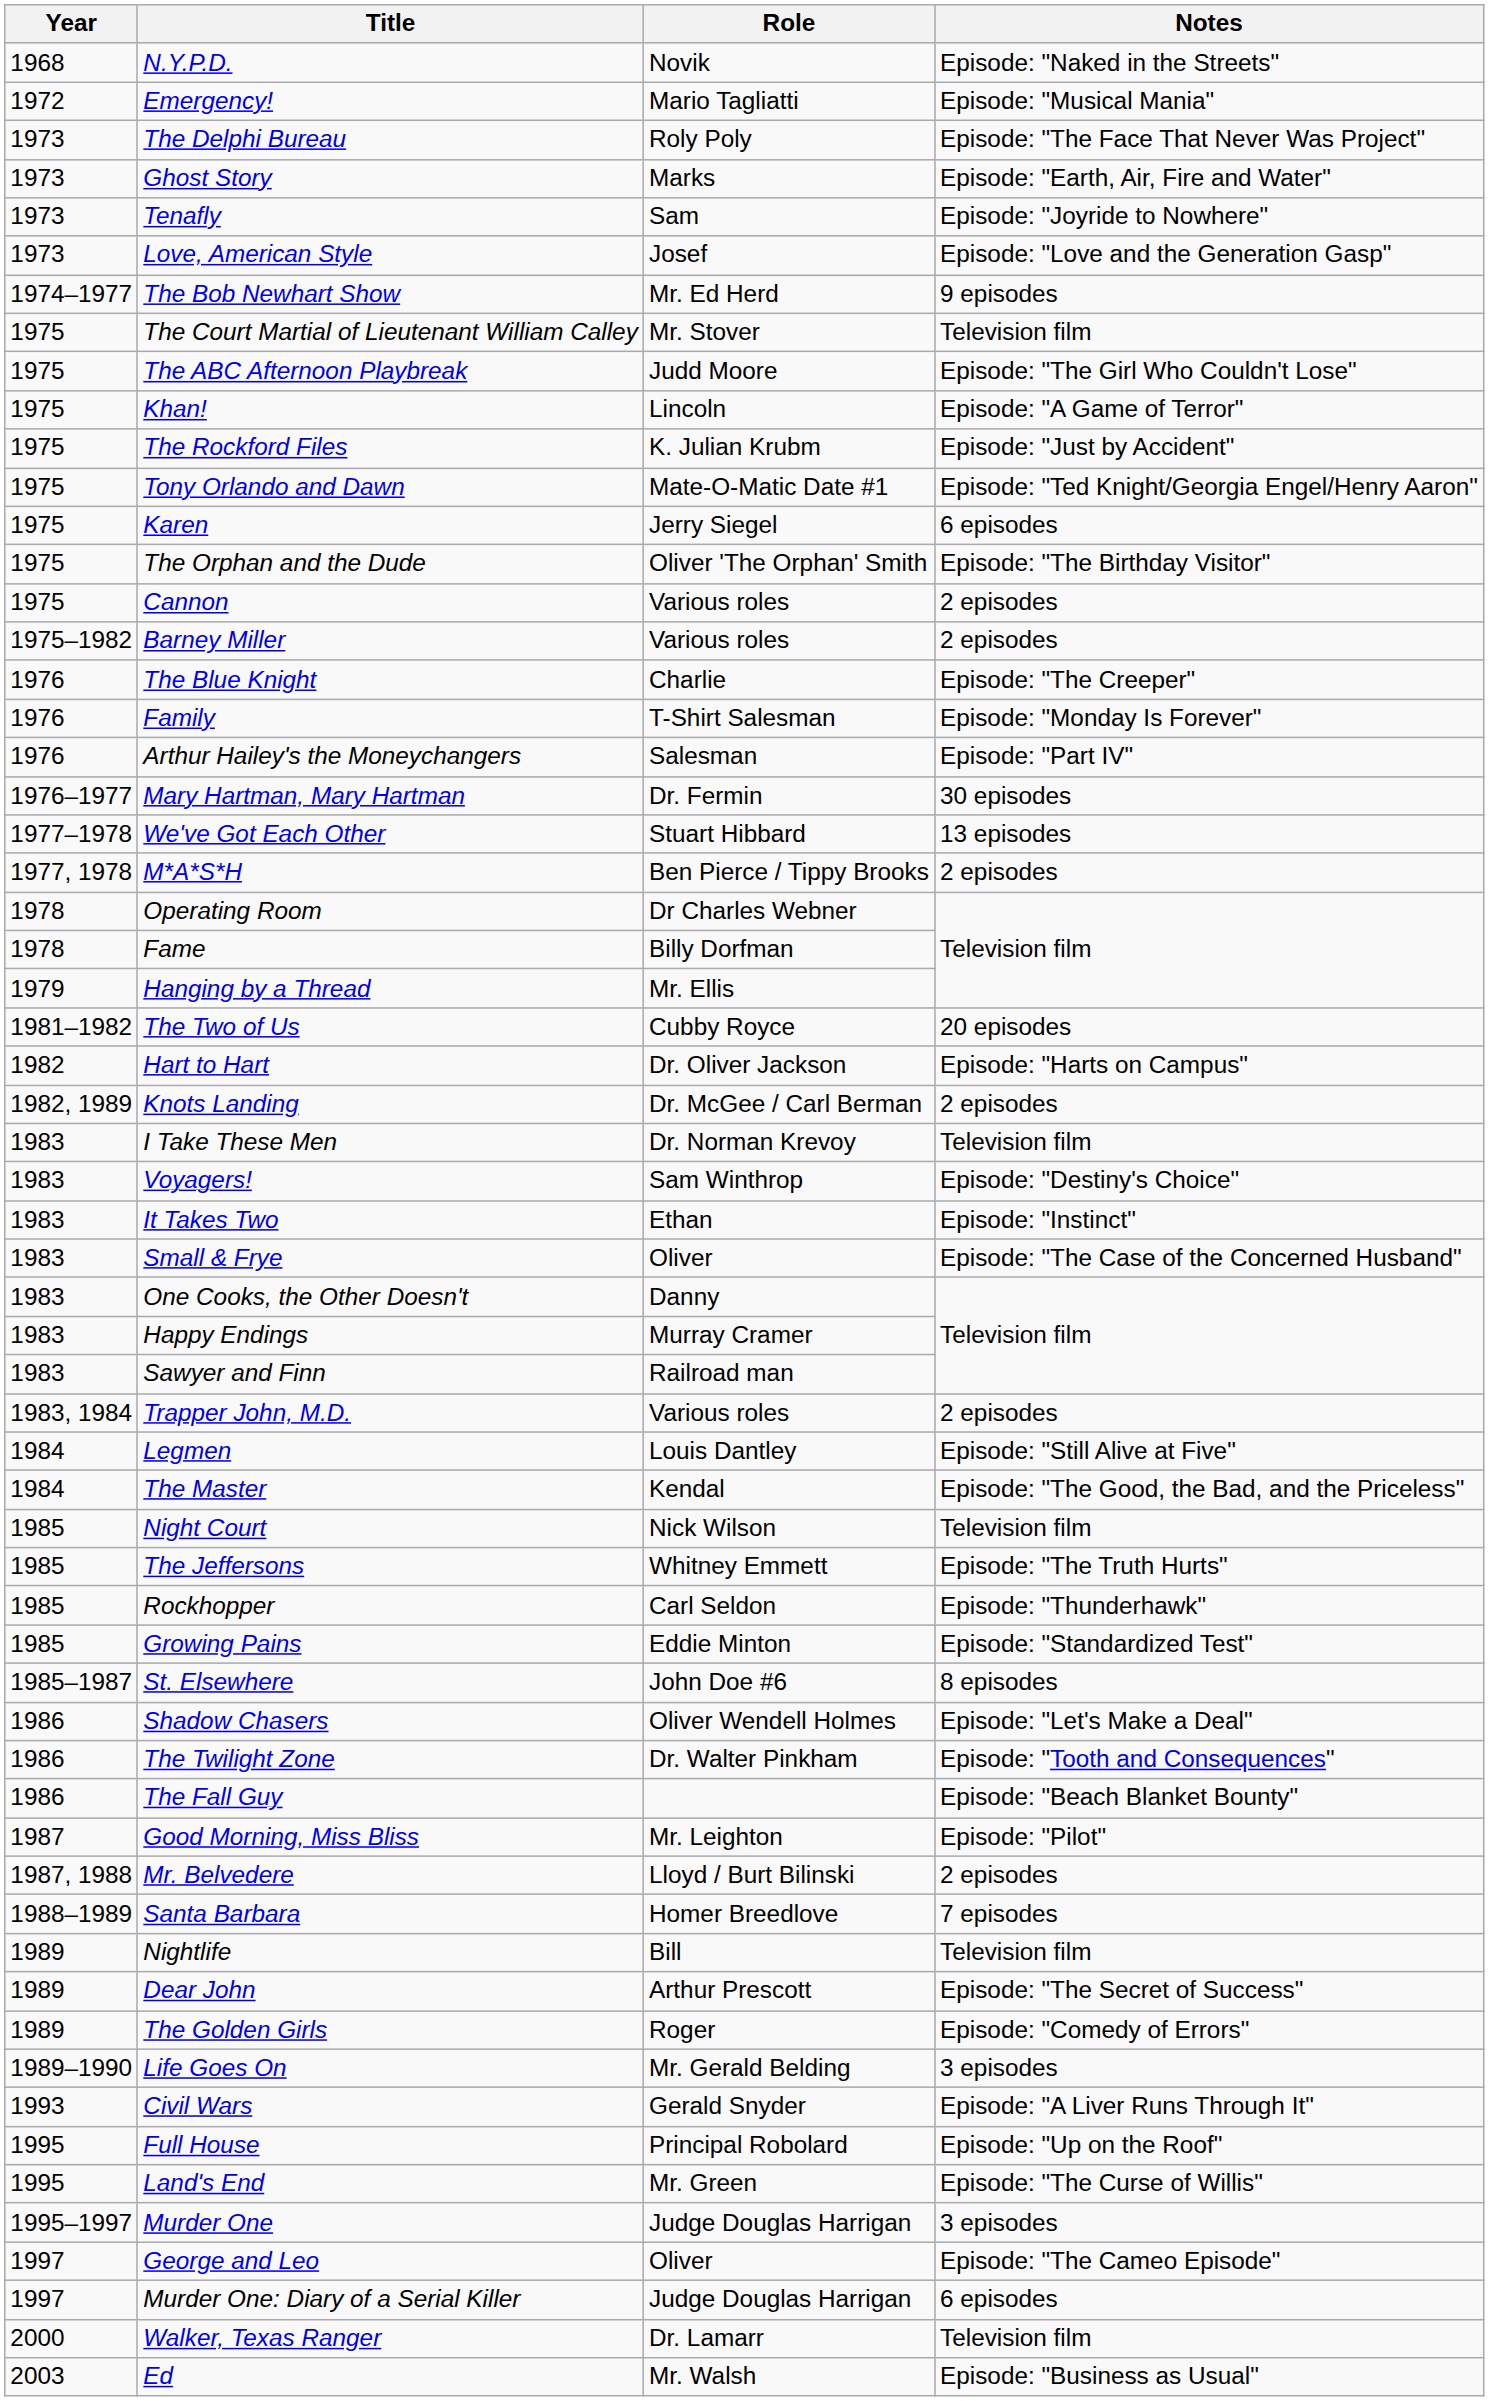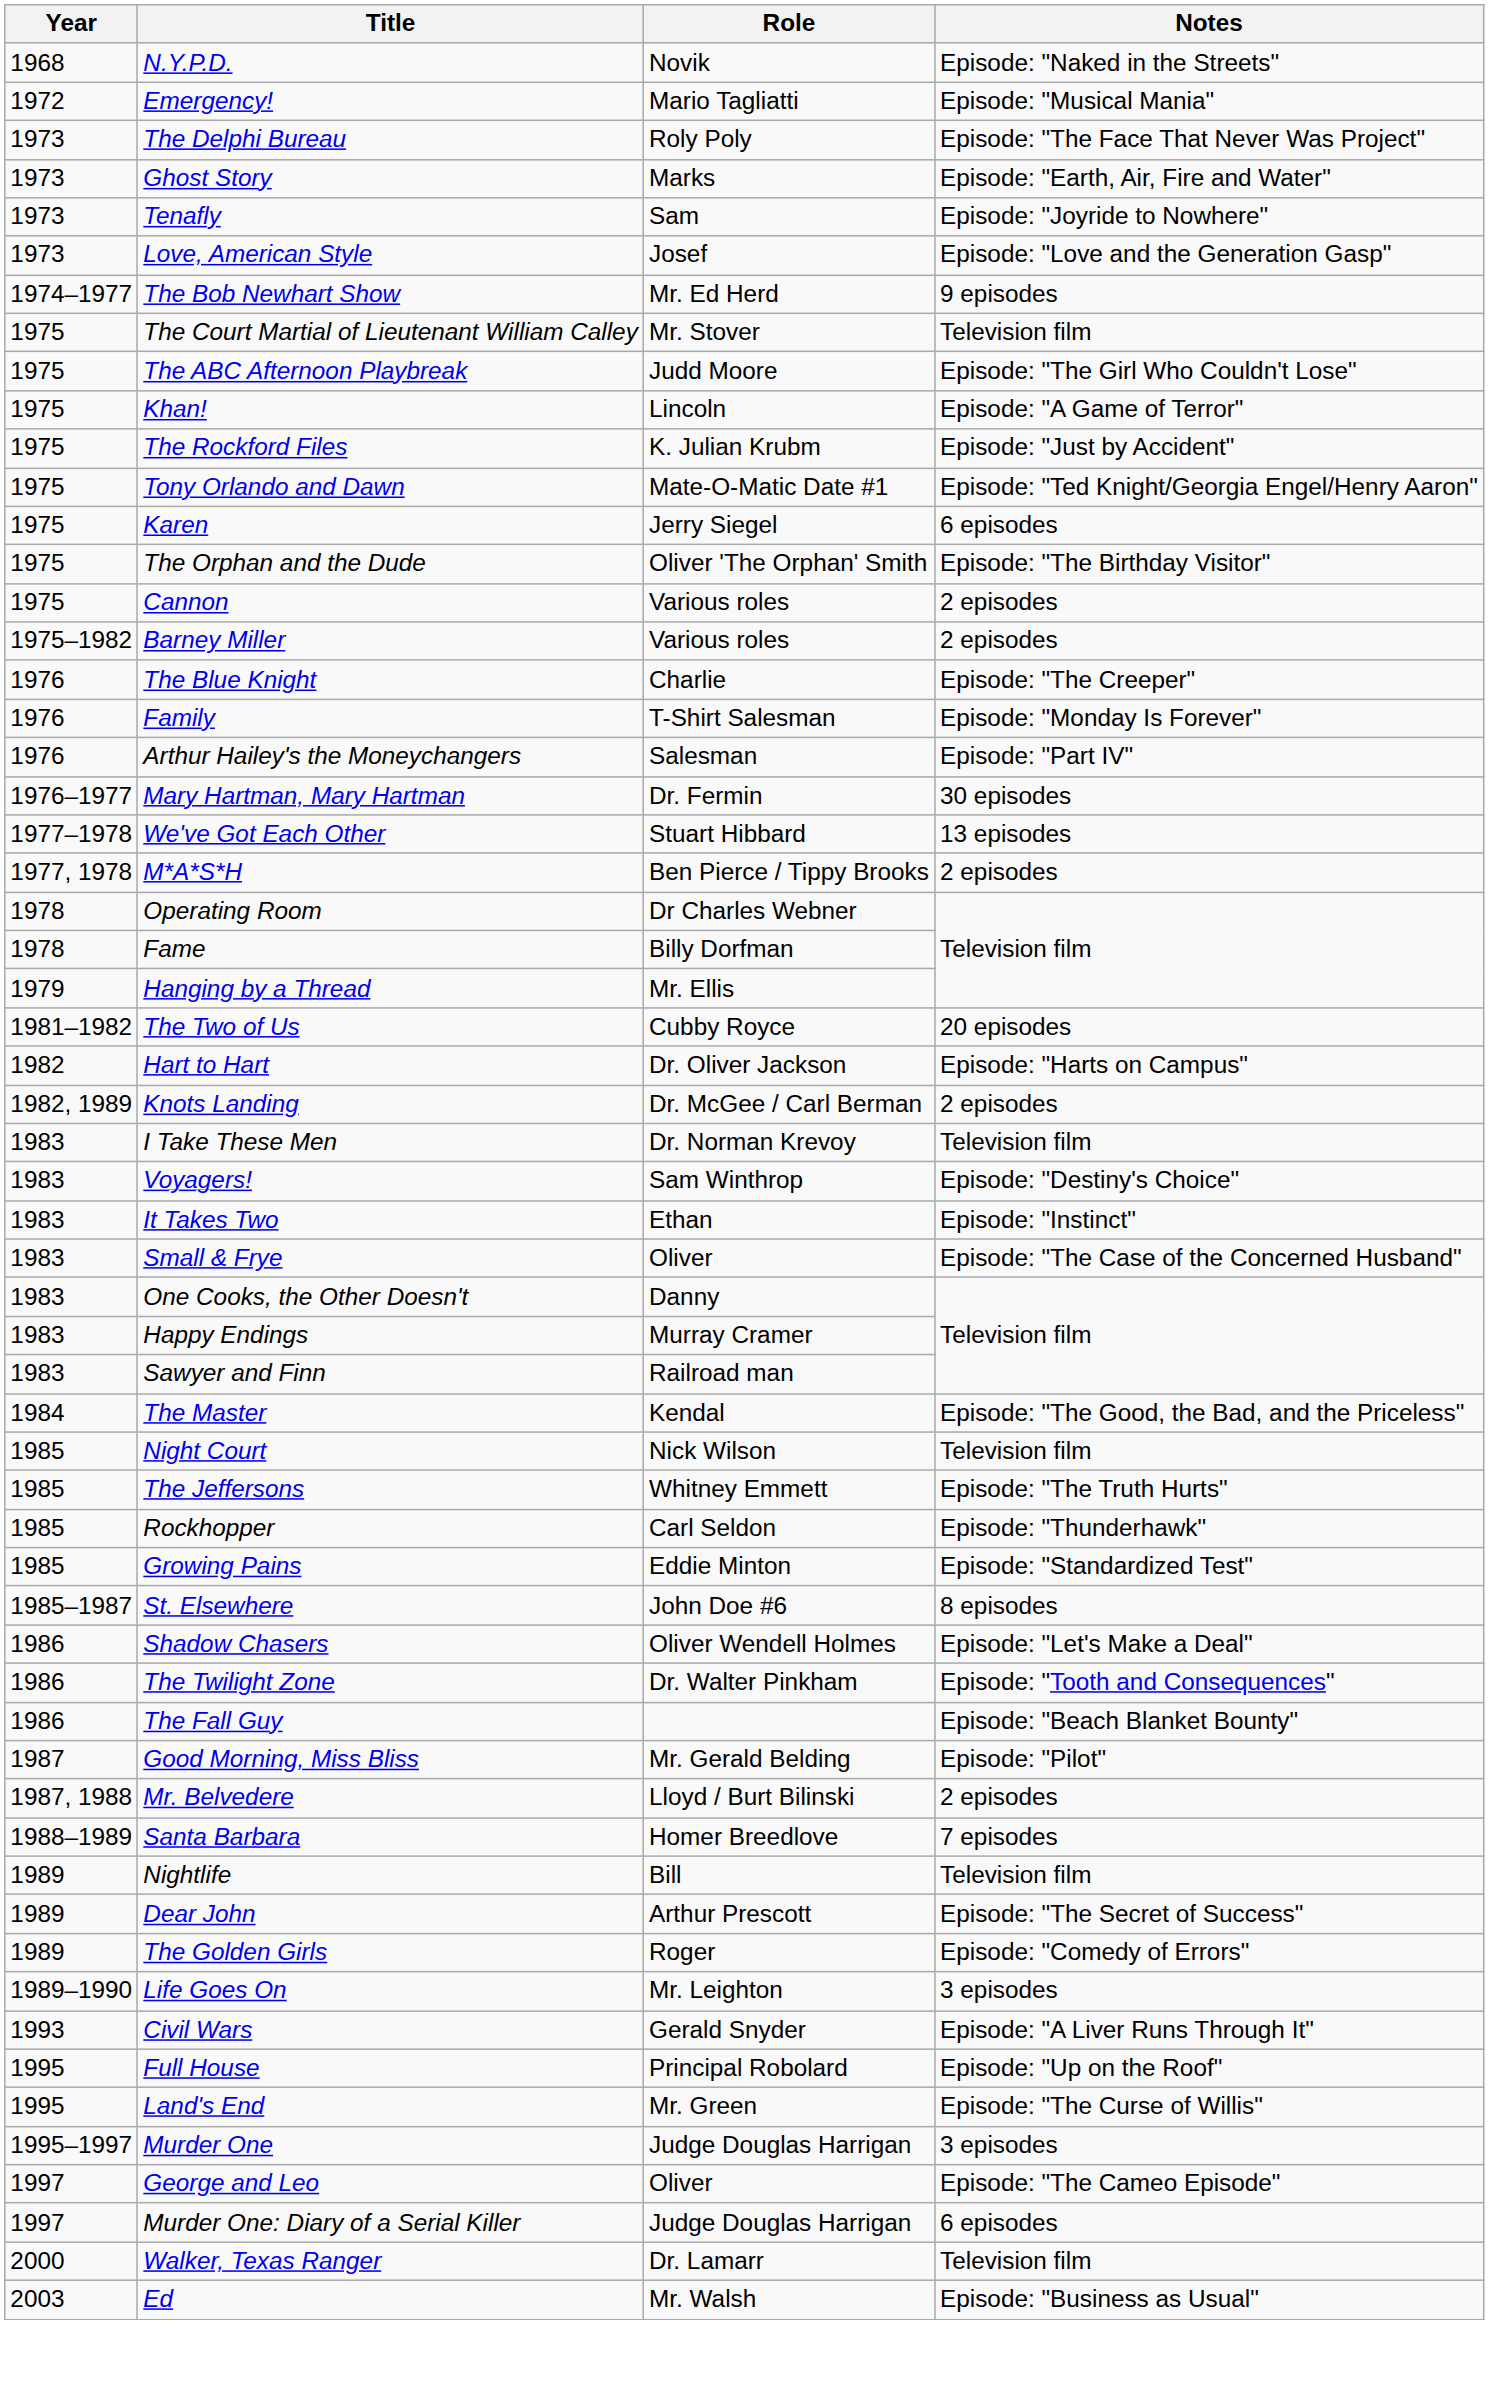- row: (247, 1412)
- row: (187, 1450)
(716, 1836) Mr. Leighton -> (750, 1759) Mr. Gerald Belding
(750, 2067) Mr. Gerald Belding -> (716, 1990) Mr. Leighton
